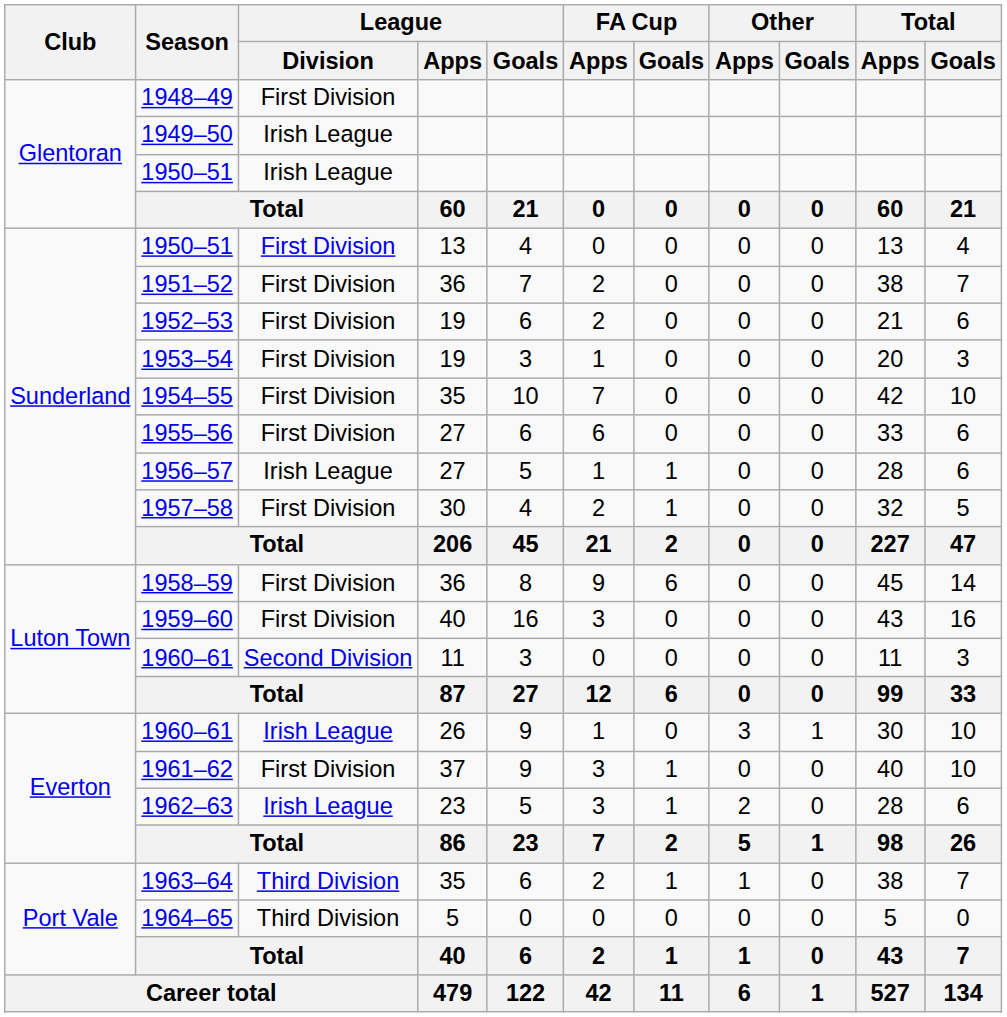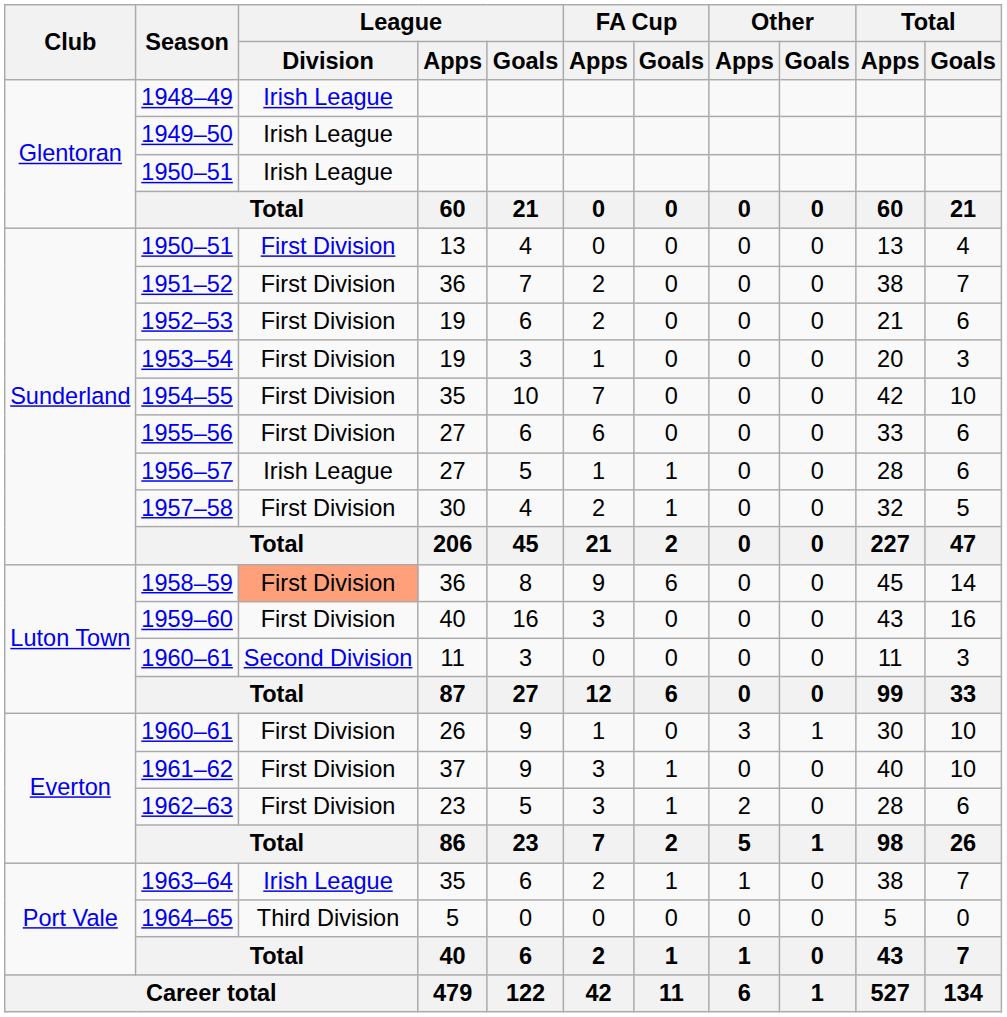(328, 97) First Division -> (328, 97) Irish League
(328, 582) no background -> (328, 582) lightsalmon background
(328, 731) Irish League -> (328, 731) First Division
(328, 806) Irish League -> (328, 806) First Division
(328, 881) Third Division -> (328, 881) Irish League
